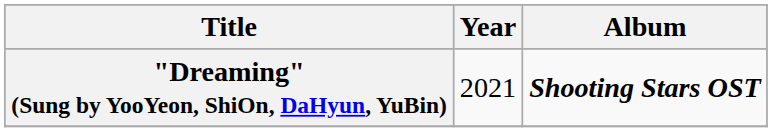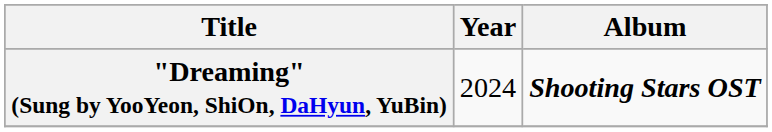(488, 87) 2021 -> (488, 87) 2024
